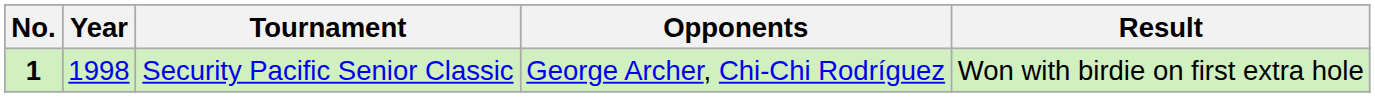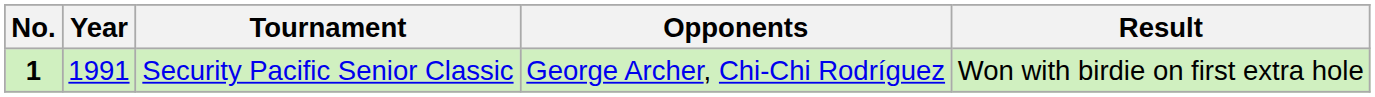(99, 70) 1998 -> (99, 70) 1991
